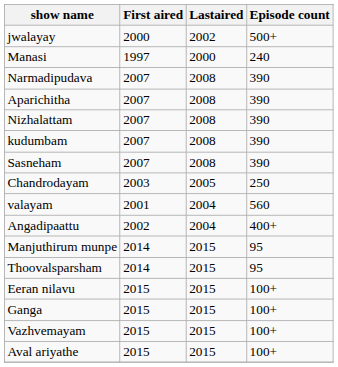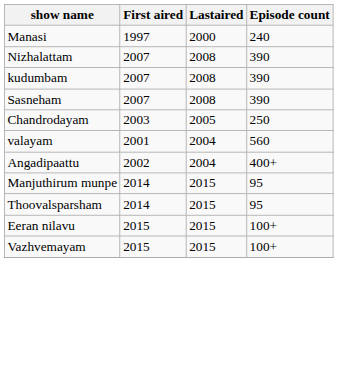- row: (31, 36)
- row: (50, 78)
- row: (39, 99)
- row: (25, 309)
- row: (43, 352)
